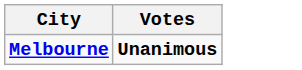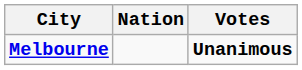+ column: (151, 20)
